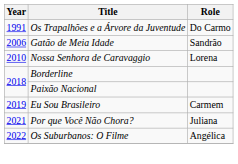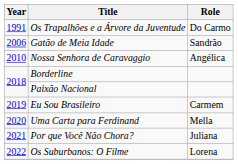(204, 58) Lorena -> (207, 58) Angélica
+ row: (85, 120)
(207, 136) Angélica -> (204, 151) Lorena
